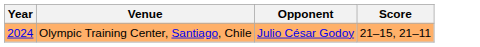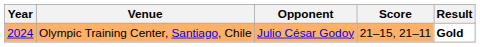+ column: (455, 14)
